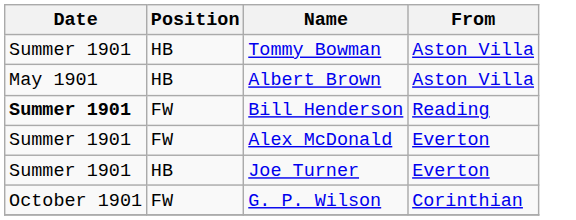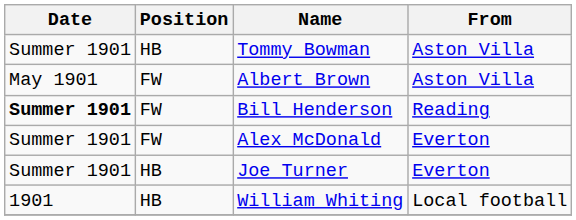(162, 80) HB -> (151, 80) FW
+ row: (320, 200)
- row: (315, 200)
